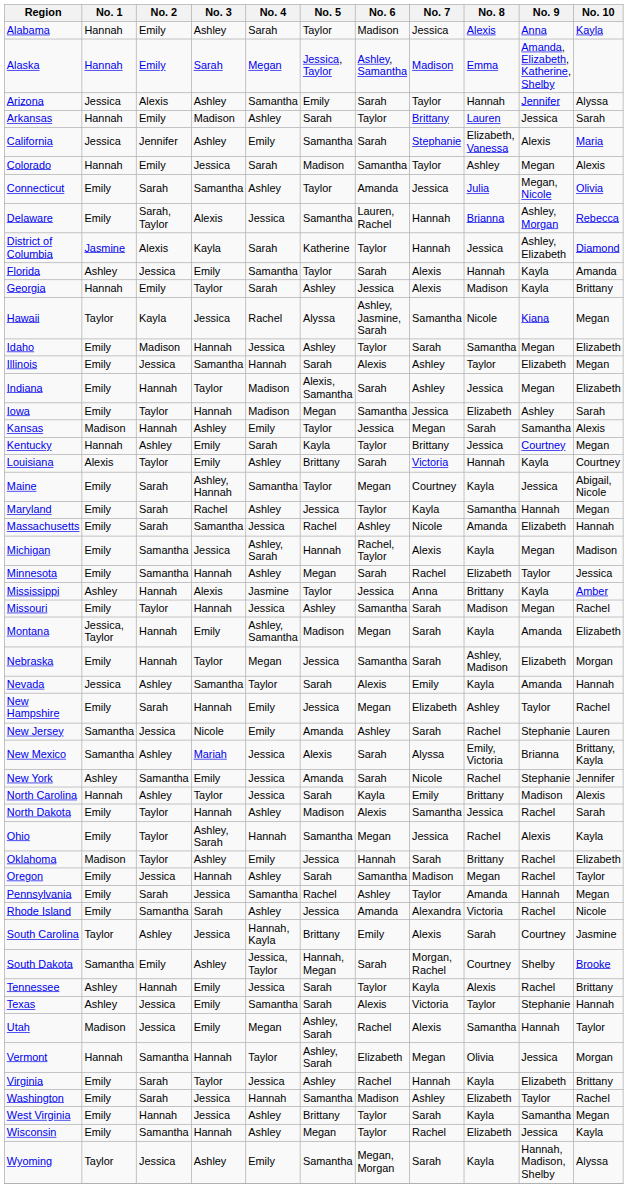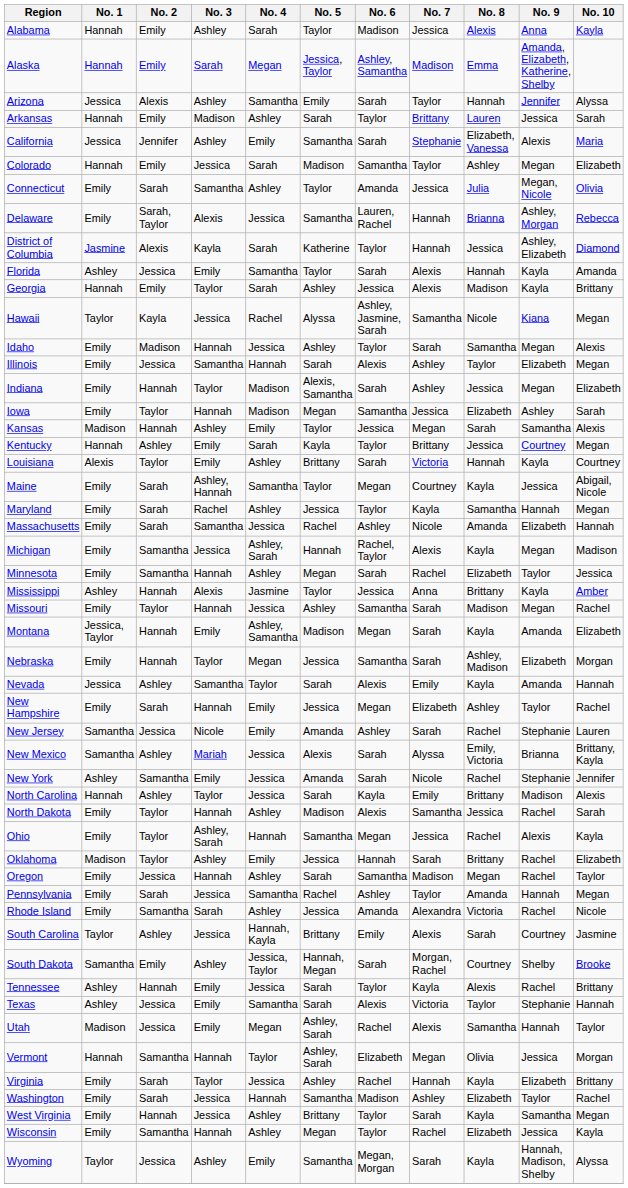(590, 165) Alexis -> (598, 165) Elizabeth
(598, 347) Elizabeth -> (590, 347) Alexis
